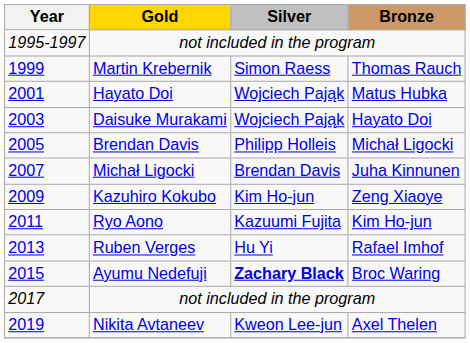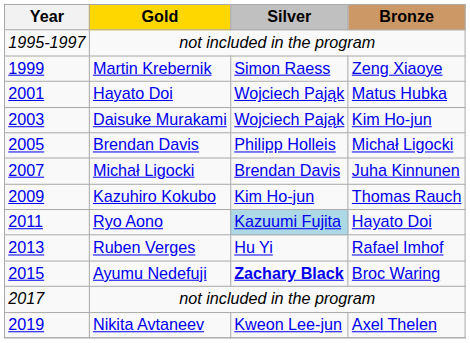(407, 68) Thomas Rauch -> (397, 68) Zeng Xiaoye
(392, 119) Hayato Doi -> (392, 119) Kim Ho-jun
(397, 196) Zeng Xiaoye -> (407, 196) Thomas Rauch
(288, 222) no background -> (288, 222) lightblue background
(392, 222) Kim Ho-jun -> (392, 222) Hayato Doi
